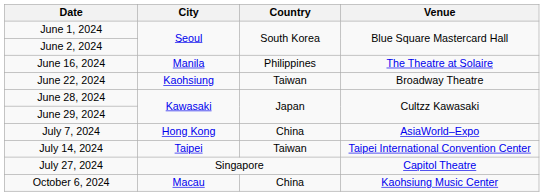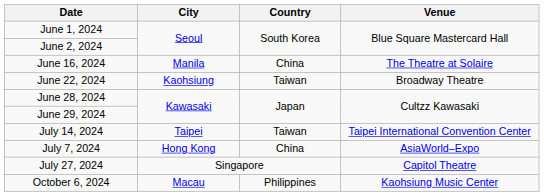(290, 64) Philippines -> (290, 64) China
rows swapped: (71, 132) <-> (71, 149)
(290, 183) China -> (290, 183) Philippines
